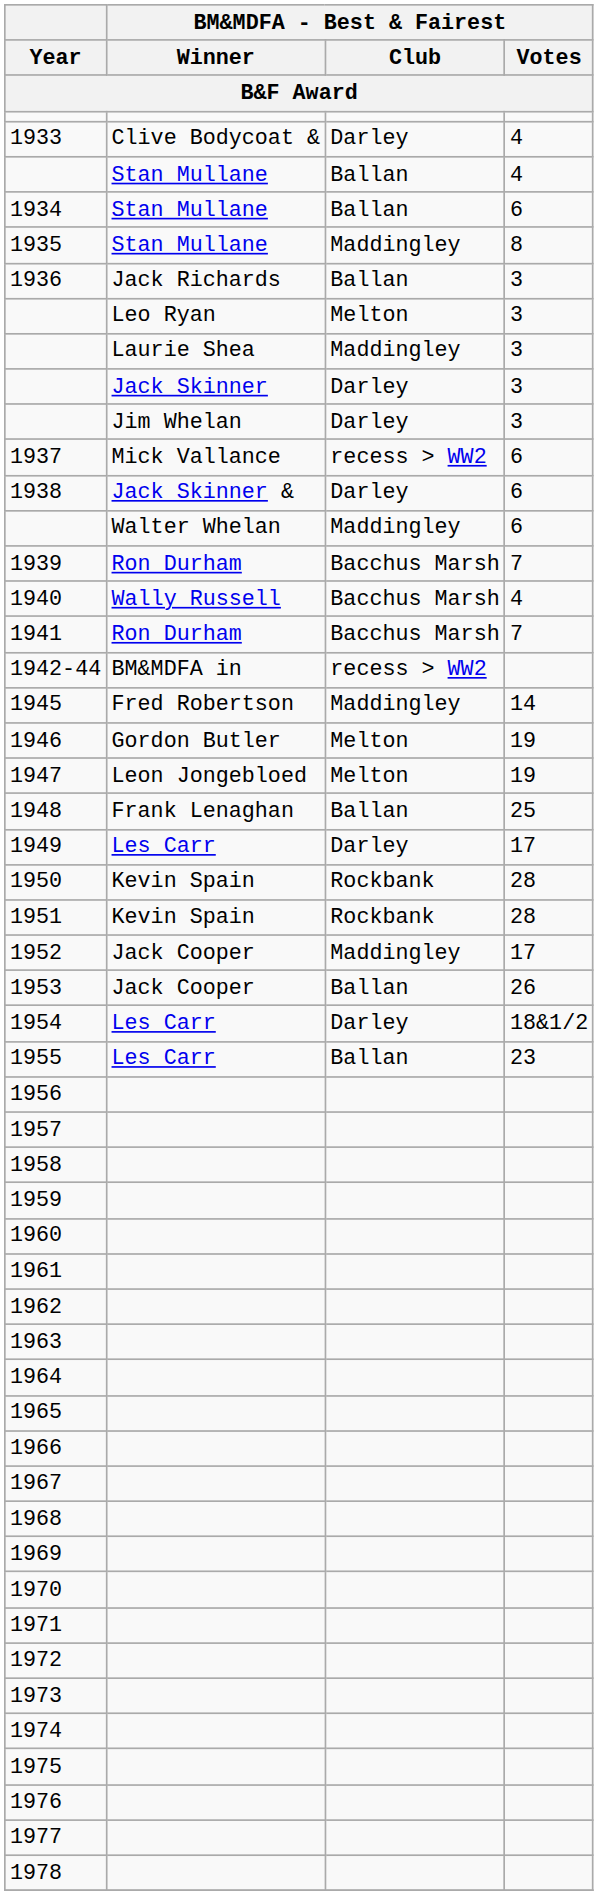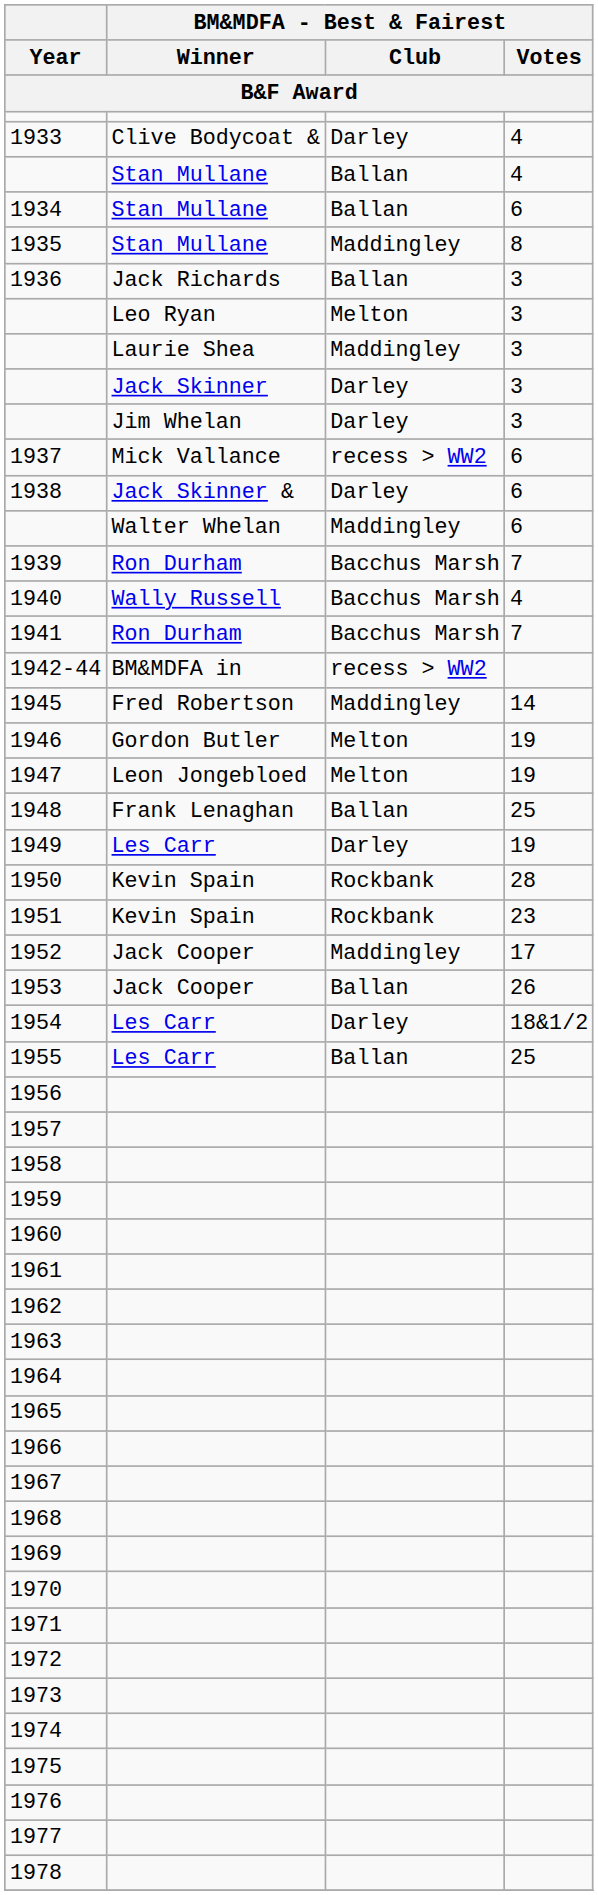(523, 847) 17 -> (523, 847) 19
(523, 917) 28 -> (523, 917) 23
(523, 1059) 23 -> (523, 1059) 25
